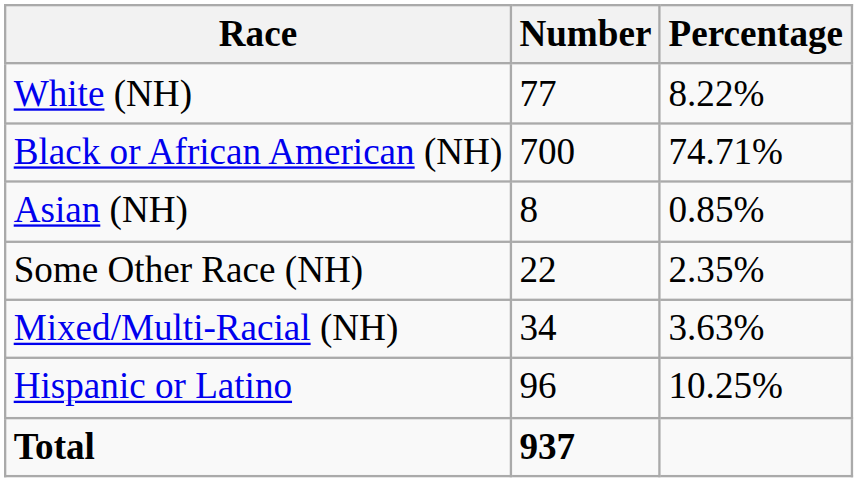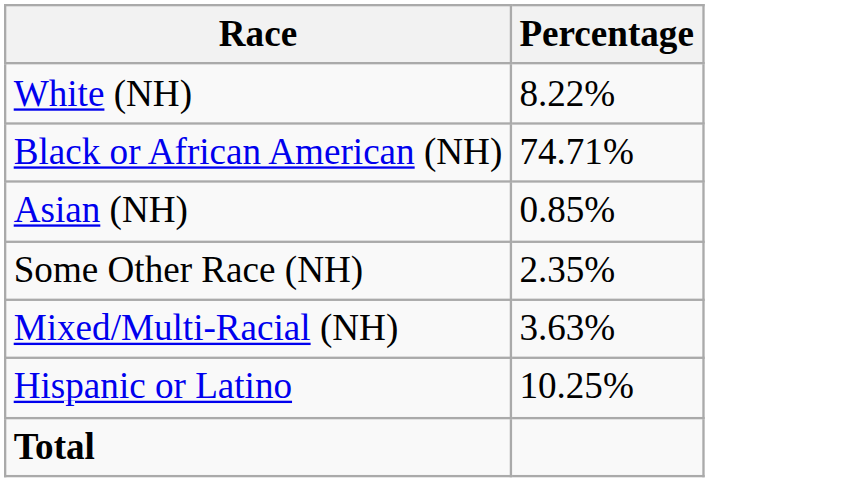- column: (585, 33)
